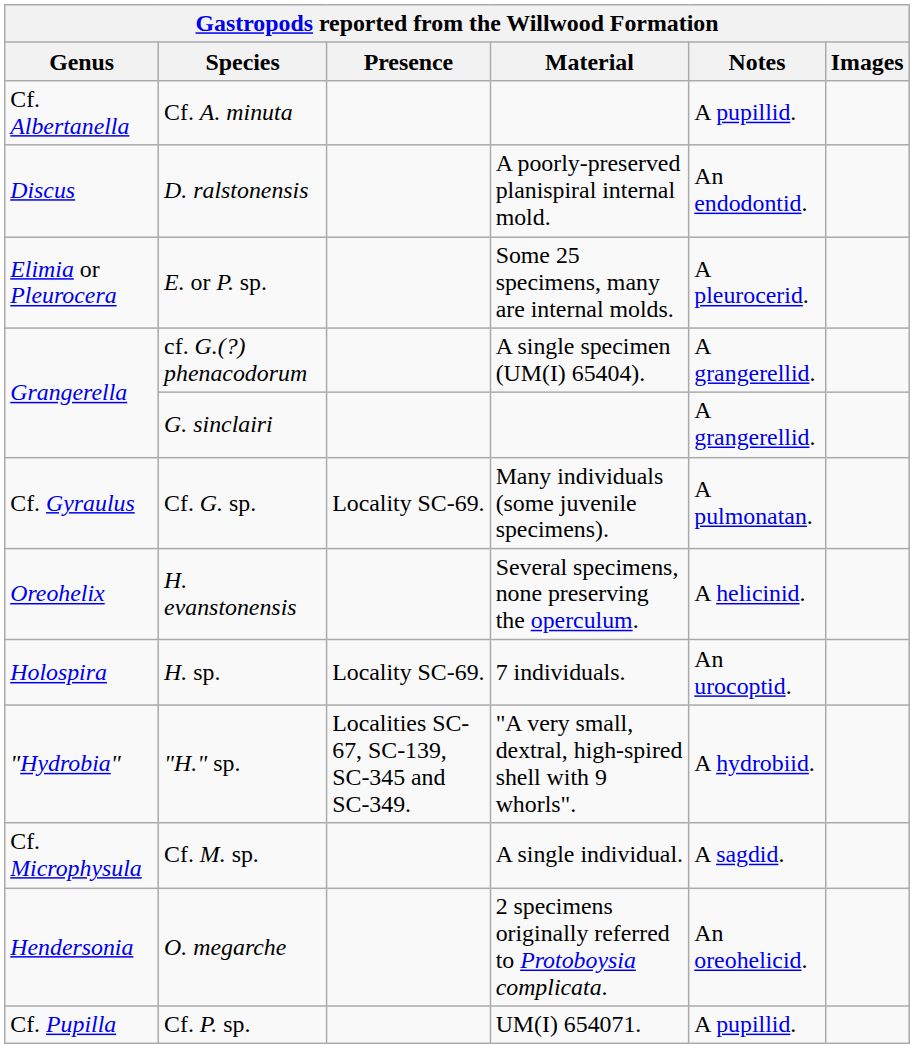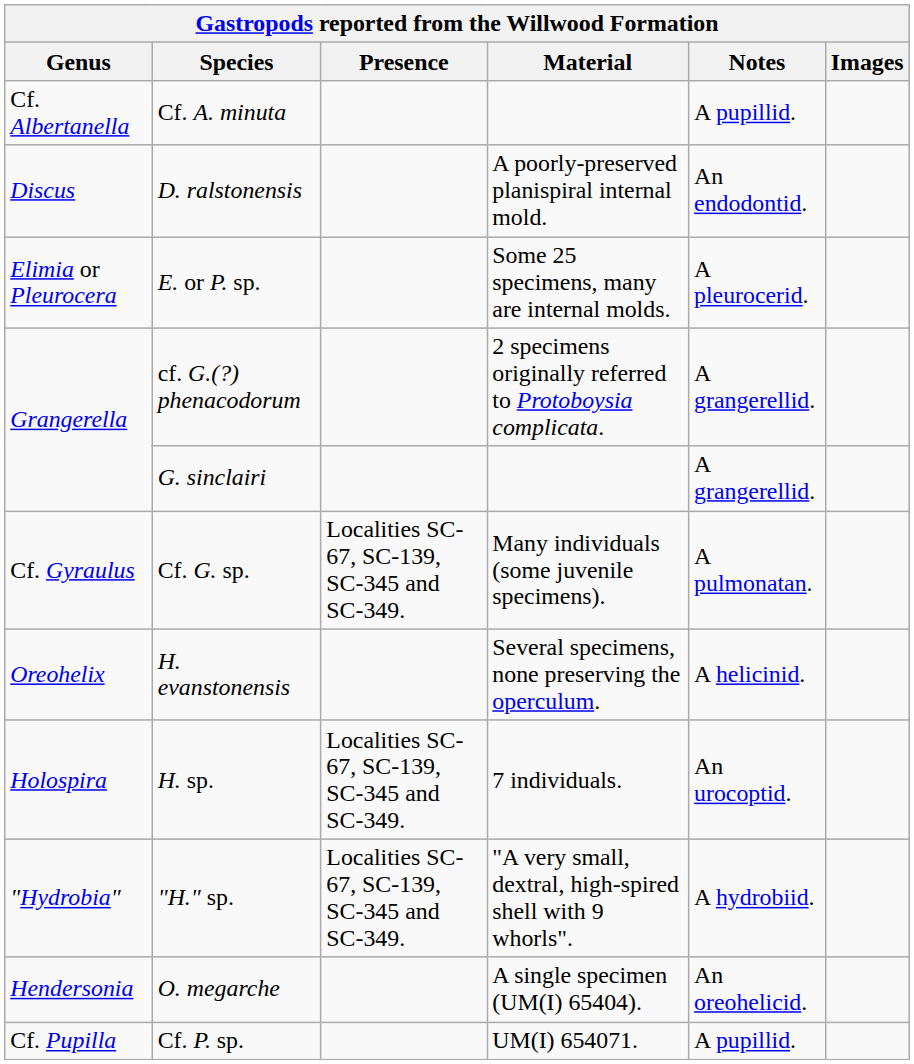(583, 359) A single specimen (UM(I) 65404). -> (579, 386) 2 specimens originally referred to Protoboysia complicata.
(408, 502) Locality SC-69. -> (395, 569) Localities SC-67, SC-139, SC-345 and SC-349.
(408, 672) Locality SC-69. -> (395, 779) Localities SC-67, SC-139, SC-345 and SC-349.
- row: (211, 855)
(583, 946) 2 specimens originally referred to Protoboysia complicata. -> (580, 989) A single specimen (UM(I) 65404).
